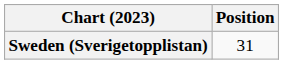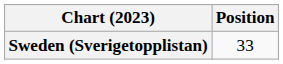(245, 45) 31 -> (245, 45) 33
